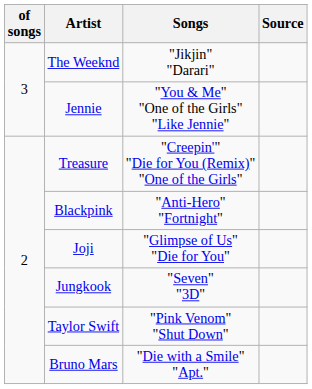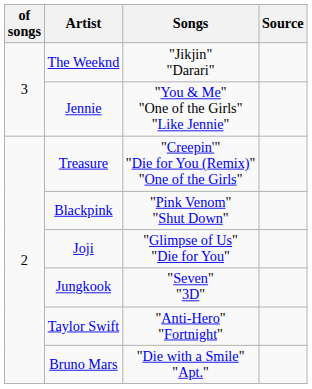(191, 210) "Anti-Hero" "Fortnight" -> (191, 210) "Pink Venom" "Shut Down"
(191, 326) "Pink Venom" "Shut Down" -> (191, 326) "Anti-Hero" "Fortnight"
